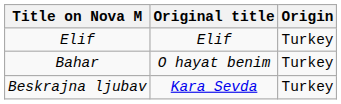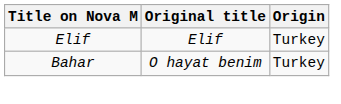- row: (77, 87)
